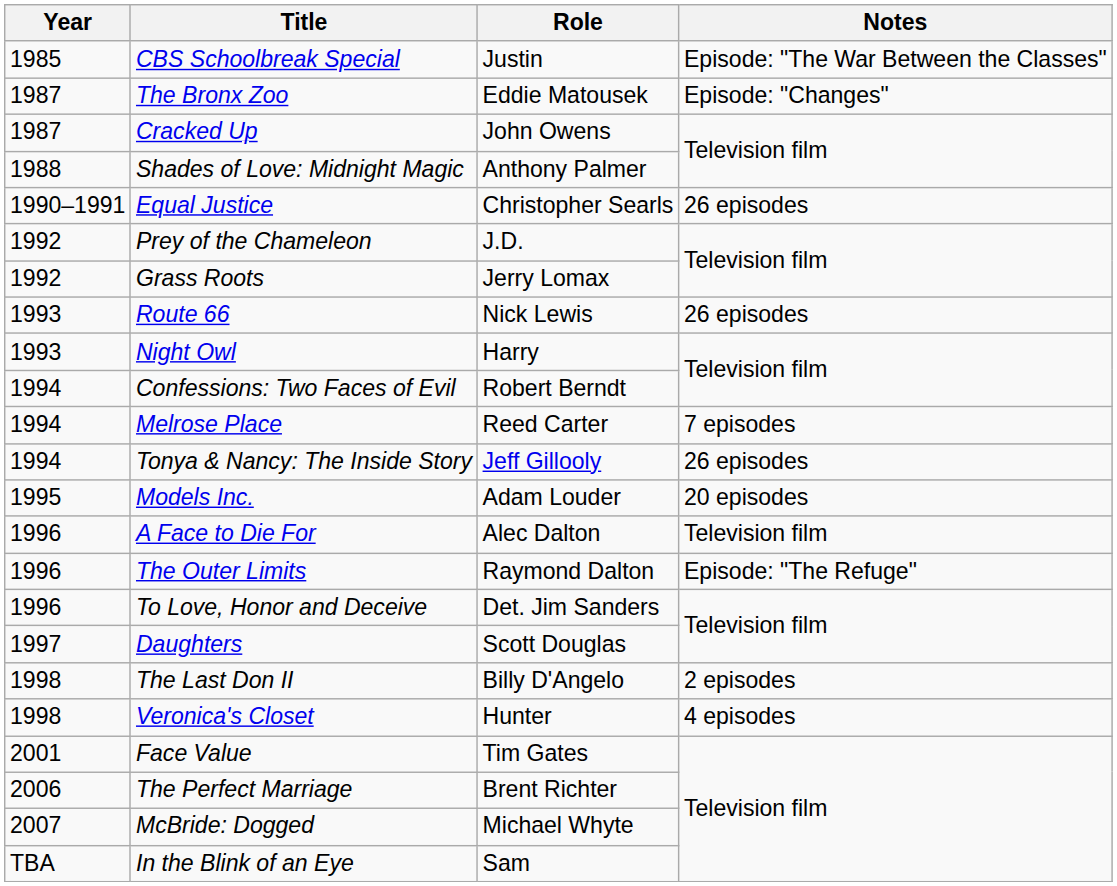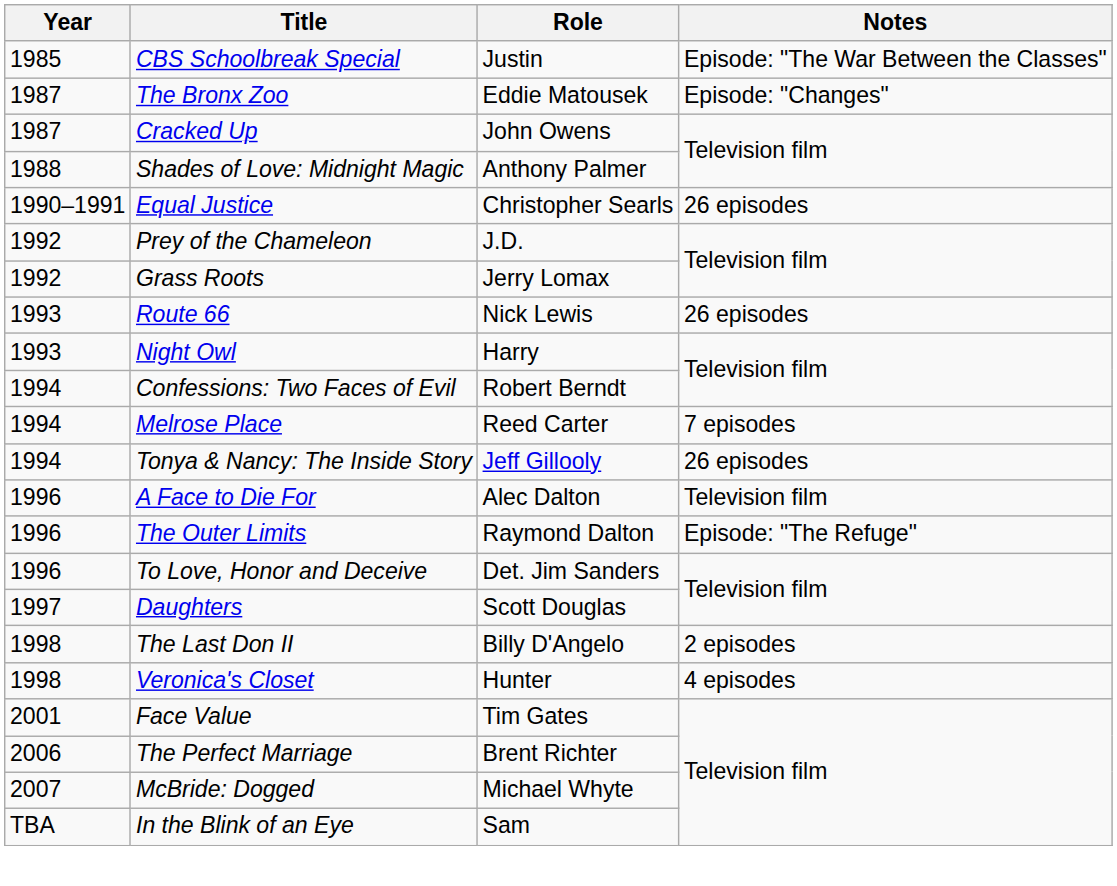- row: (195, 497)
